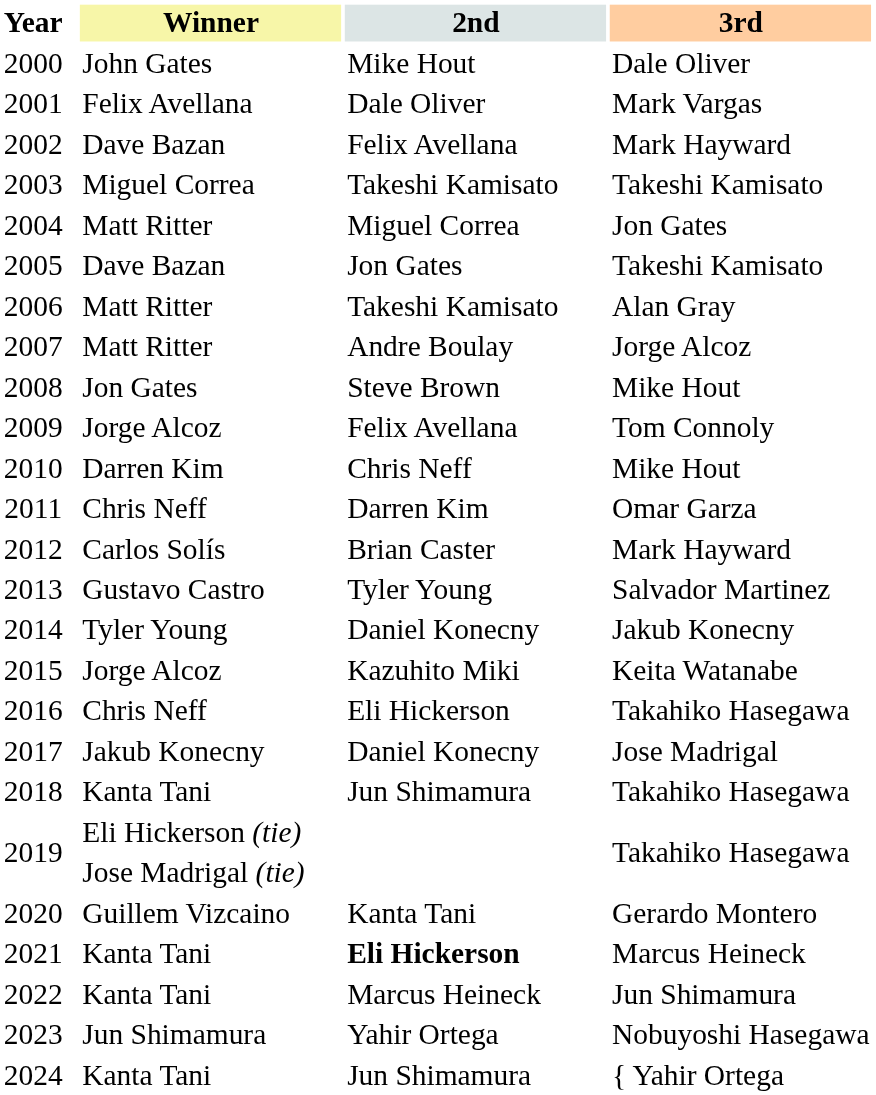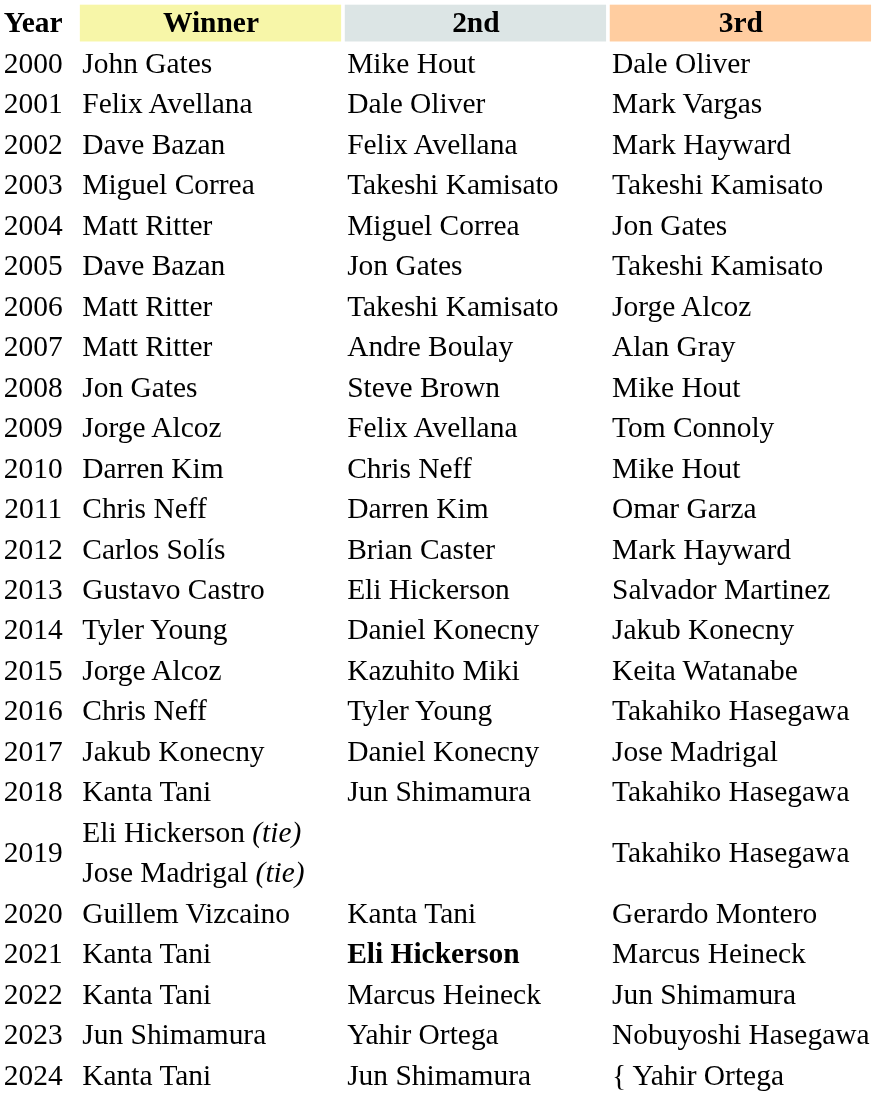(674, 306) Alan Gray -> (682, 306) Jorge Alcoz
(682, 346) Jorge Alcoz -> (674, 346) Alan Gray
(420, 589) Tyler Young -> (428, 589) Eli Hickerson
(428, 710) Eli Hickerson -> (420, 710) Tyler Young
